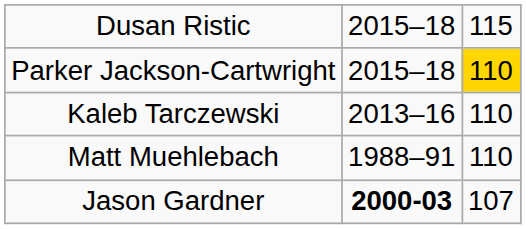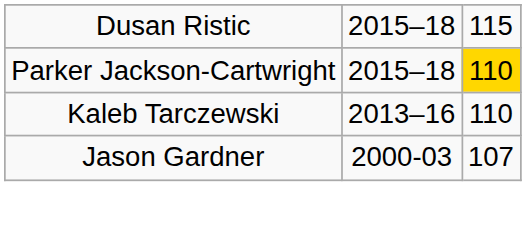- row: (173, 157)
(402, 200) bold -> (402, 157) normal
